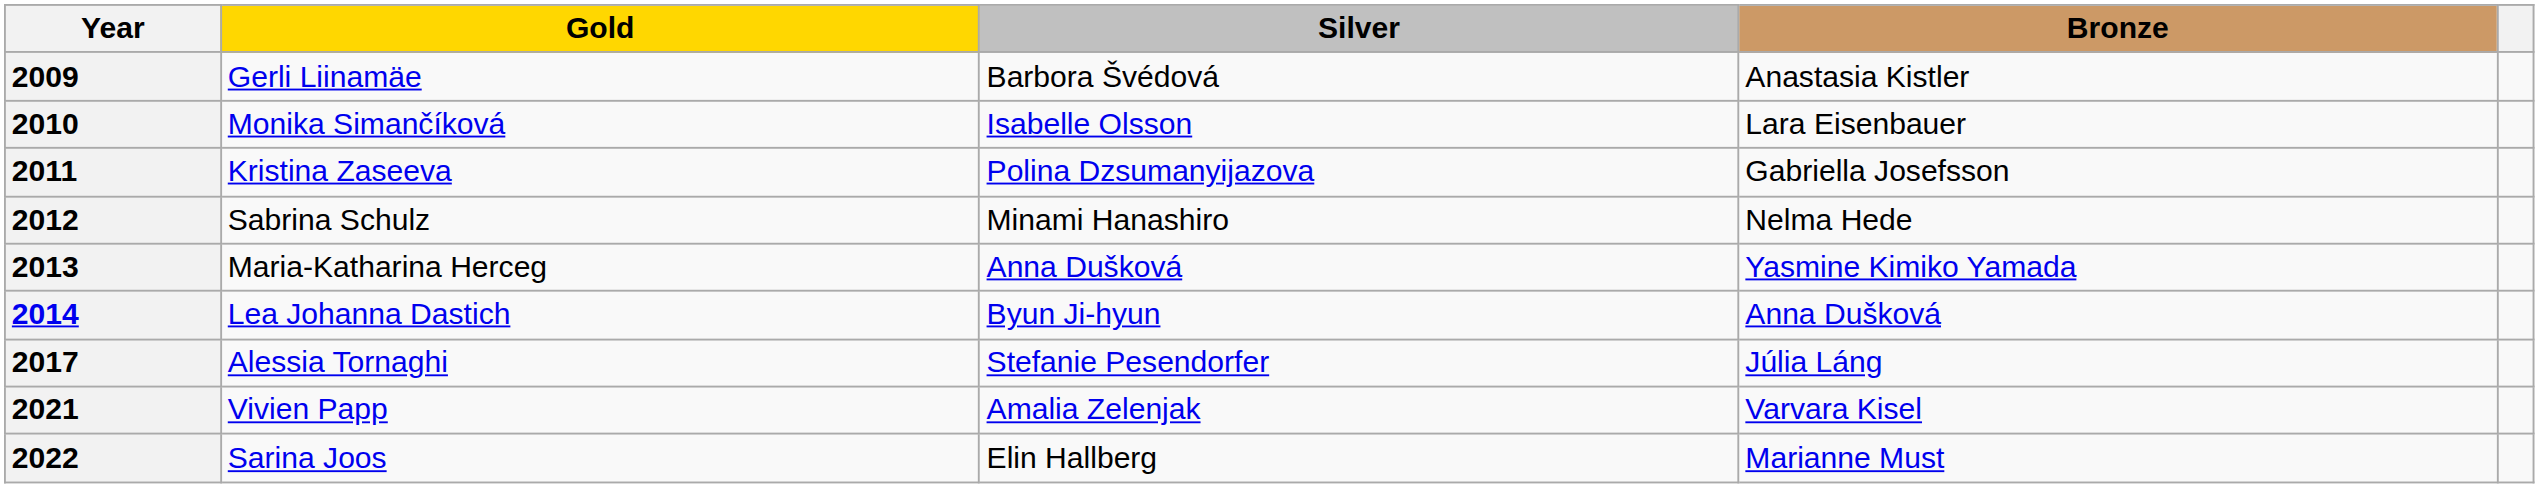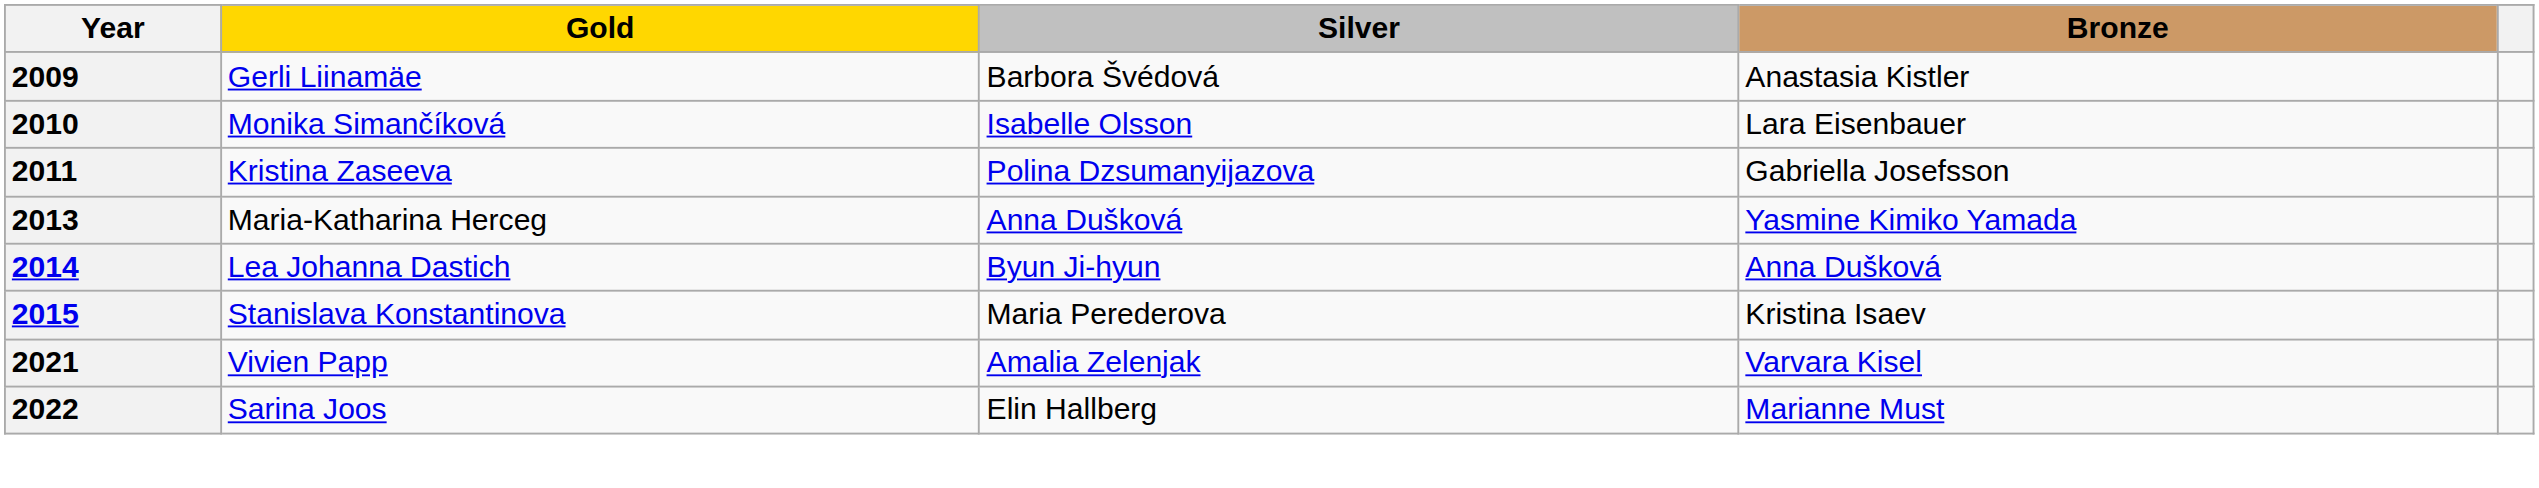- row: (45, 219)
+ row: (45, 314)
- row: (45, 362)
